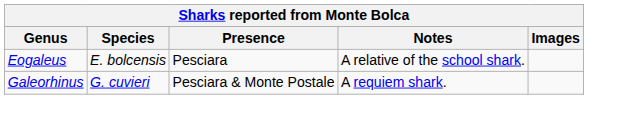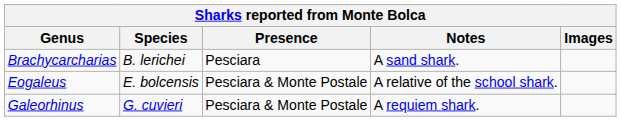+ row: (62, 60)
(200, 60) Pesciara -> (286, 82) Pesciara & Monte Postale
